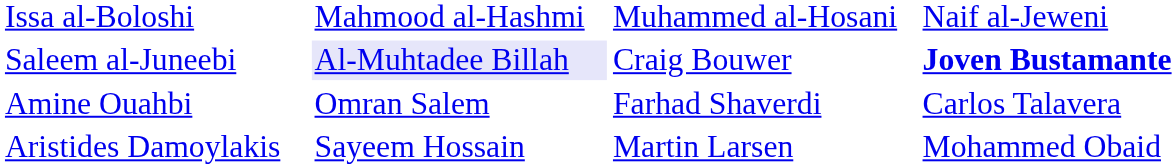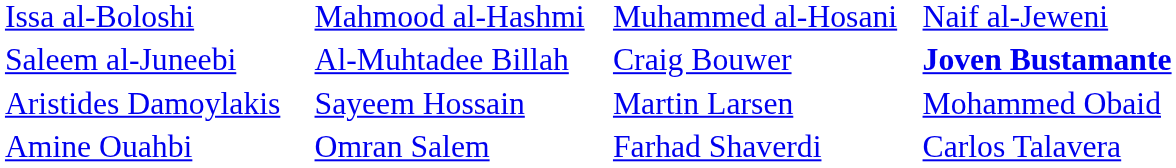(442, 59) lavender background -> (442, 59) no background
rows swapped: (143, 146) <-> (99, 103)
